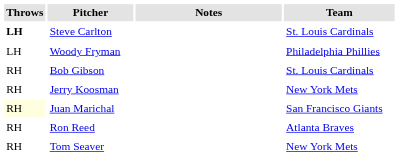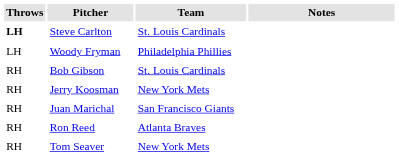columns swapped: (339, 12) <-> (209, 12)
(14, 108) lightyellow background -> (14, 108) no background
